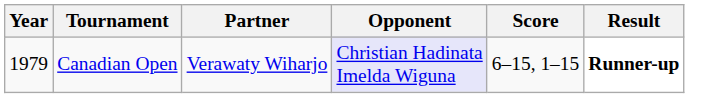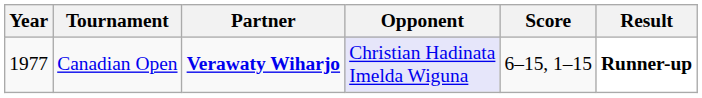(29, 64) 1979 -> (29, 64) 1977
(257, 64) normal -> (263, 64) bold
